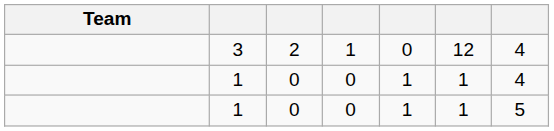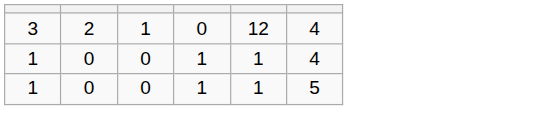- column: (107, 19)
